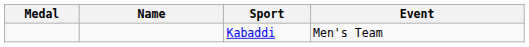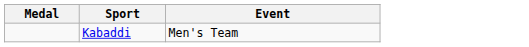- column: (152, 14)
